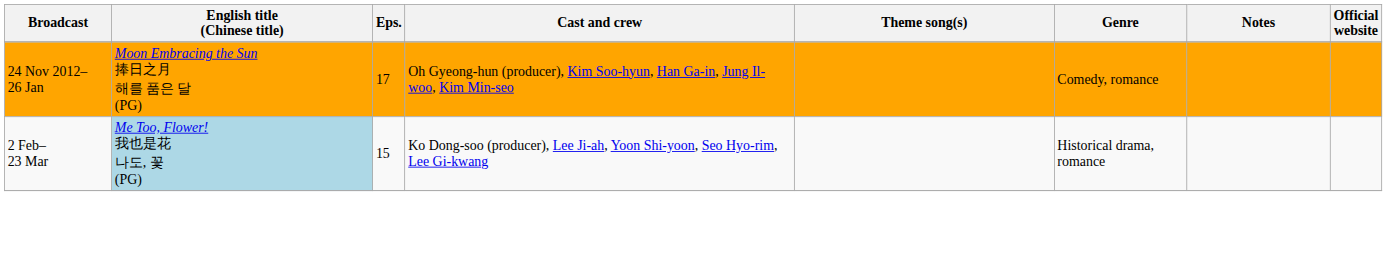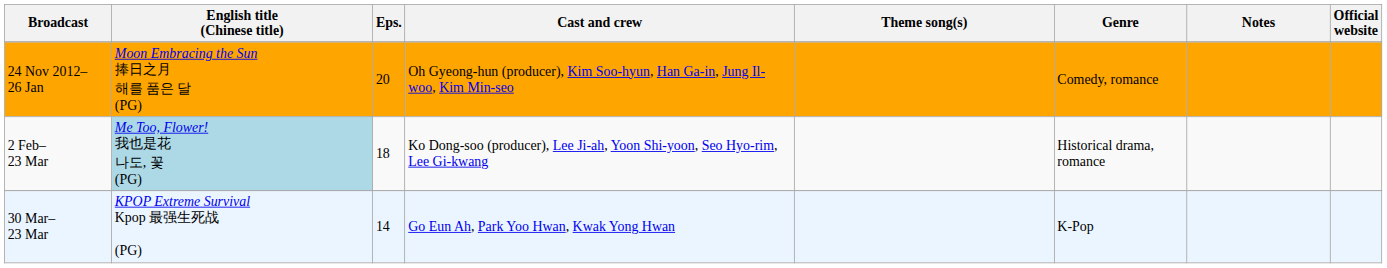(383, 79) 17 -> (383, 79) 20
(383, 153) 15 -> (383, 153) 18
+ row: (31, 226)
